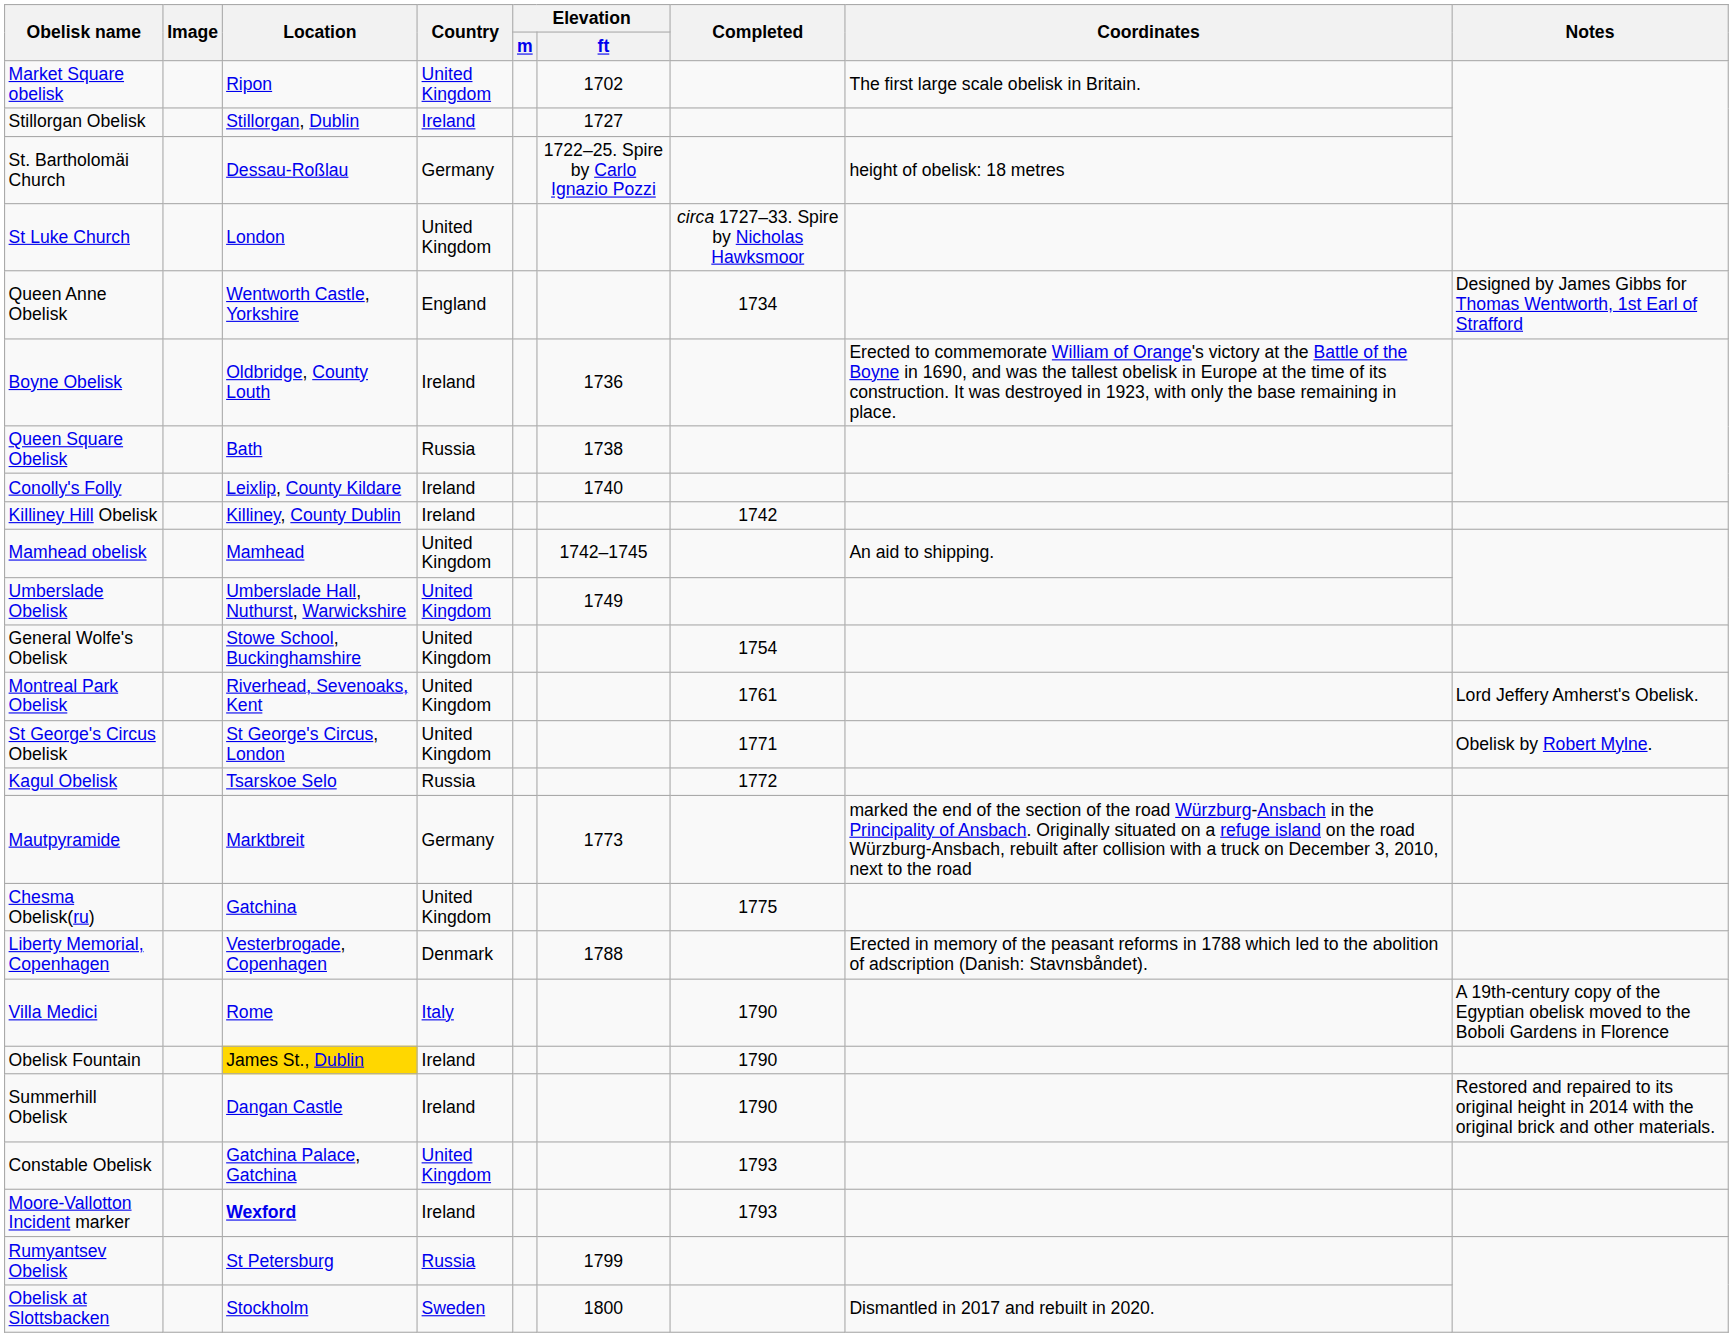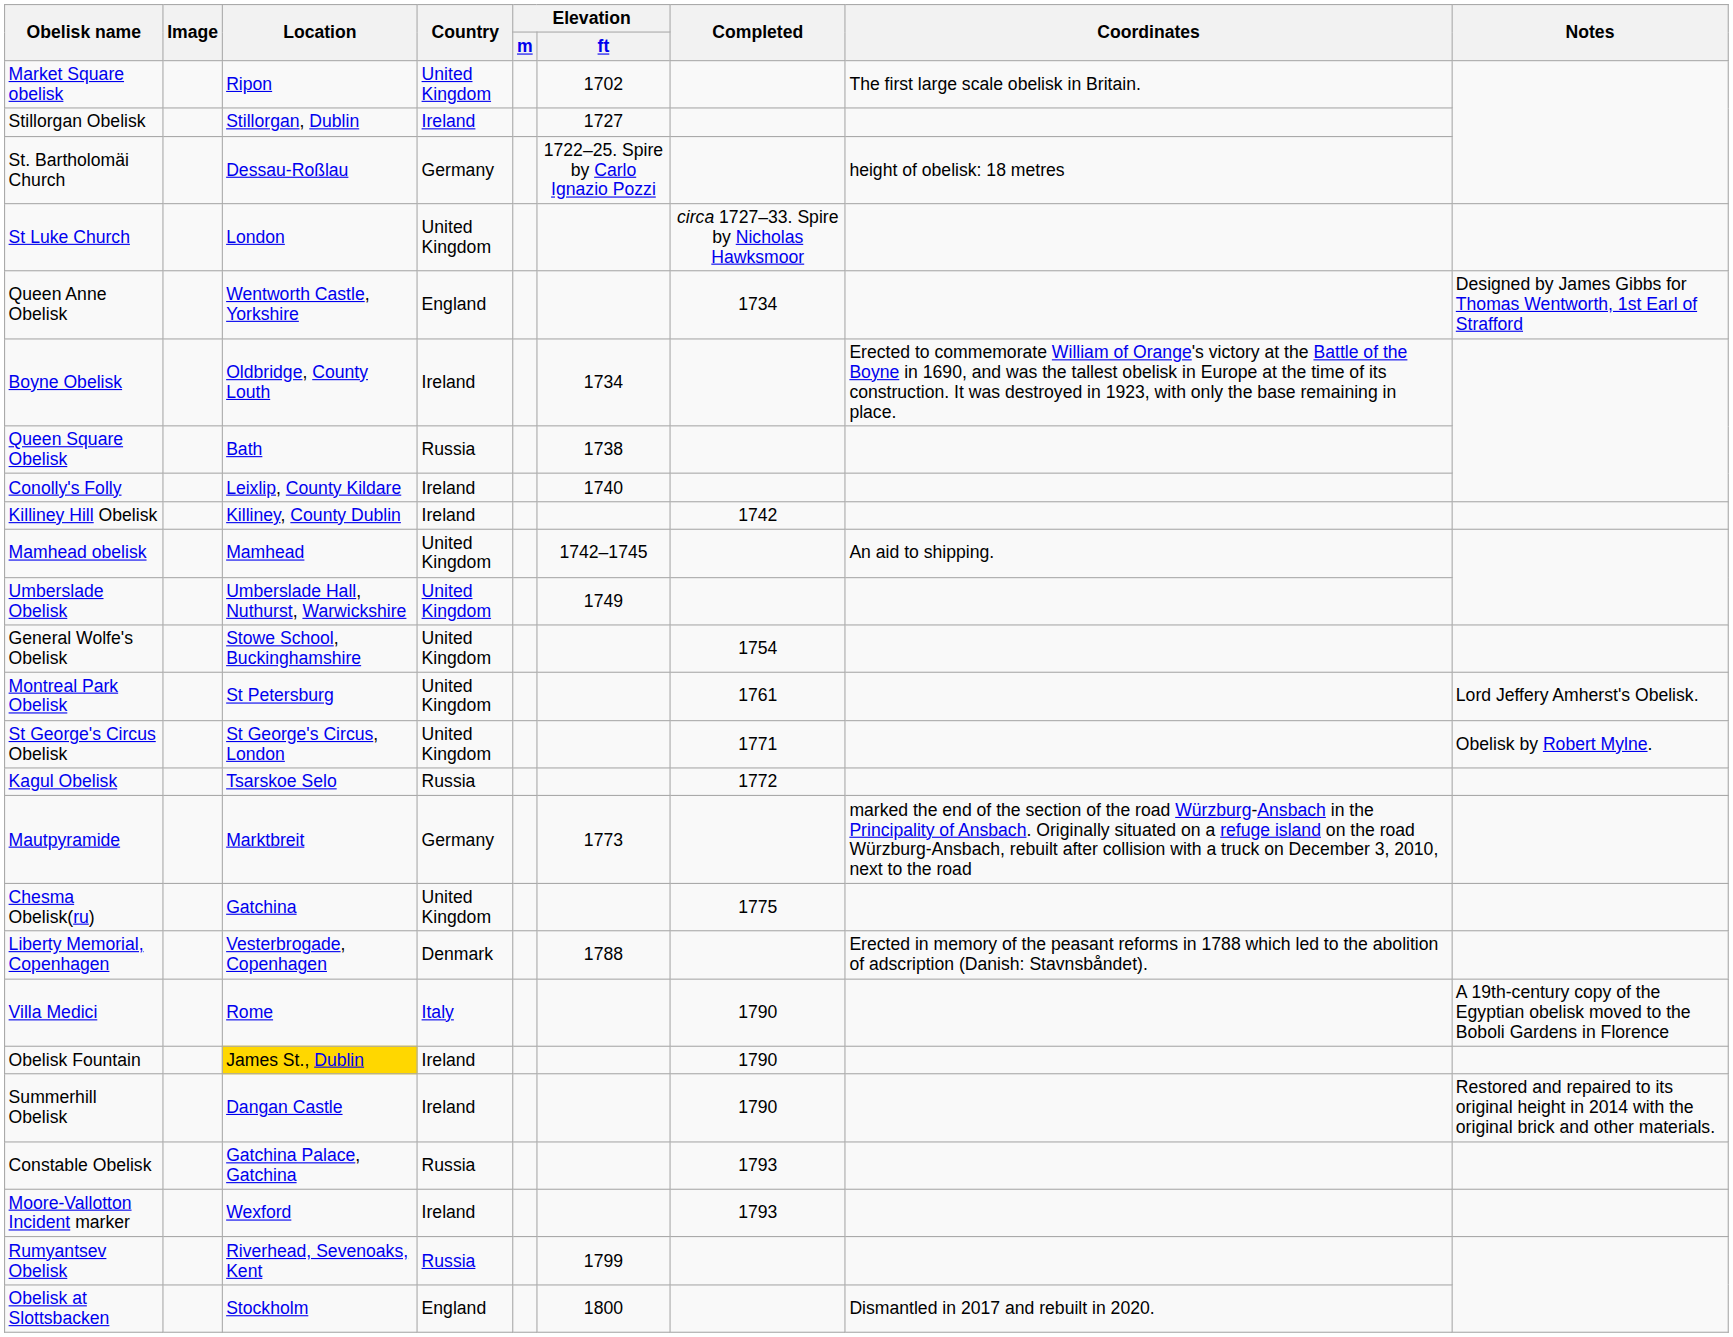(603, 382) 1736 -> (603, 382) 1734
(317, 696) Riverhead, Sevenoaks, Kent -> (280, 696) St Petersburg
(456, 1165) United Kingdom -> (448, 1165) Russia
(261, 1213) bold -> (259, 1213) normal
(280, 1260) St Petersburg -> (317, 1260) Riverhead, Sevenoaks, Kent
(453, 1308) Sweden -> (454, 1308) England
